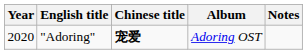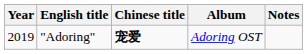(21, 37) 2020 -> (21, 37) 2019
